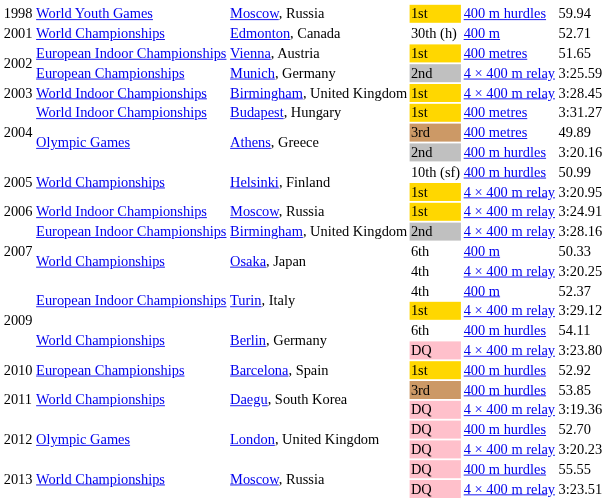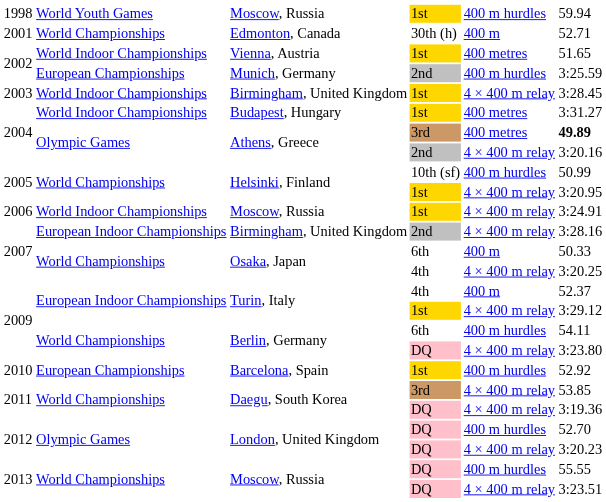(131, 53) European Indoor Championships -> (122, 53) World Indoor Championships
(509, 73) 4 × 400 m relay -> (505, 73) 400 m hurdles
(575, 132) normal -> (575, 132) bold
(505, 152) 400 m hurdles -> (509, 152) 4 × 400 m relay
(505, 390) 400 m hurdles -> (509, 390) 4 × 400 m relay
